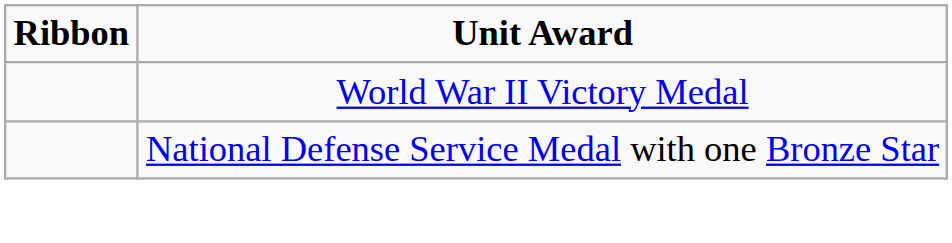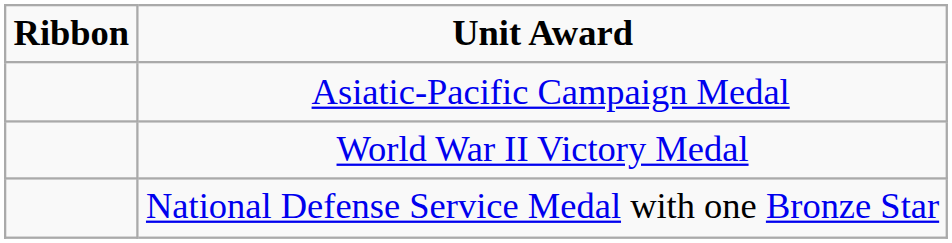+ row: (543, 91)
